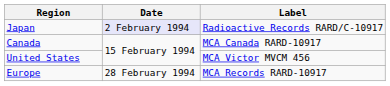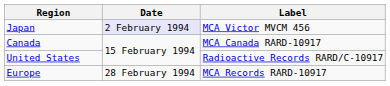(293, 27) Radioactive Records RARD/C-10917 -> (256, 27) MCA Victor MVCM 456
(256, 58) MCA Victor MVCM 456 -> (293, 58) Radioactive Records RARD/C-10917
